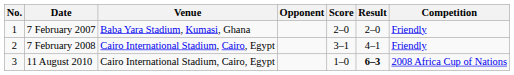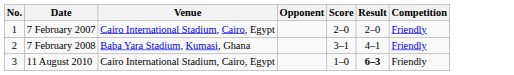(175, 29) Baba Yara Stadium, Kumasi, Ghana -> (188, 29) Cairo International Stadium, Cairo, Egypt
(188, 45) Cairo International Stadium, Cairo, Egypt -> (175, 45) Baba Yara Stadium, Kumasi, Ghana
(449, 62) 2008 Africa Cup of Nations -> (409, 62) Friendly
